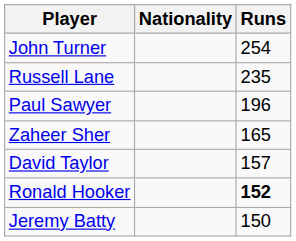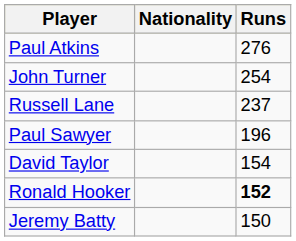+ row: (54, 47)
(256, 76) 235 -> (256, 105) 237
- row: (59, 134)
(256, 163) 157 -> (256, 163) 154
